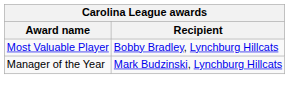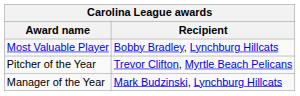+ row: (51, 64)
